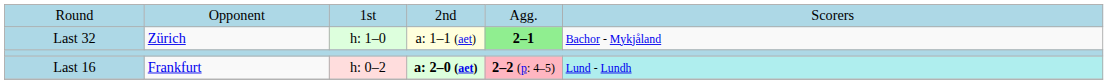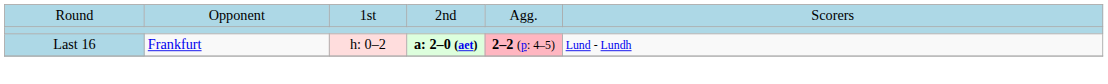- row: (74, 38)
(599, 68) paleturquoise background -> (599, 45) no background
